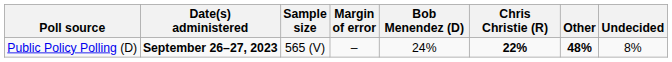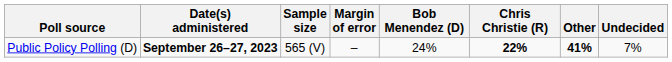(580, 47) 48% -> (580, 47) 41%
(633, 47) 8% -> (633, 47) 7%
